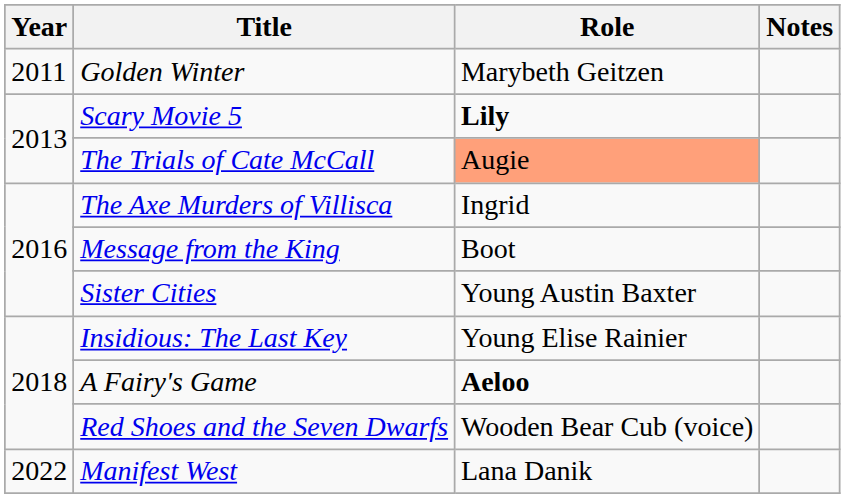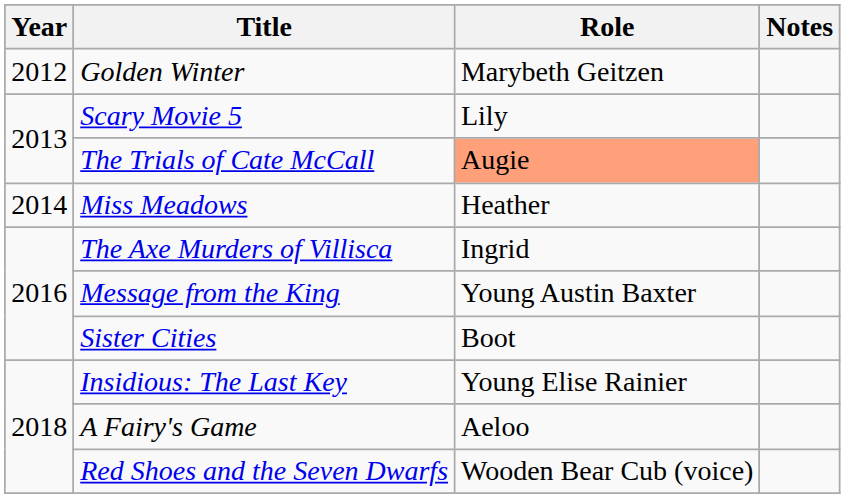(39, 71) 2011 -> (39, 71) 2012
(485, 115) bold -> (484, 115) normal
+ row: (164, 204)
(488, 248) Boot -> (579, 293) Young Austin Baxter
(579, 293) Young Austin Baxter -> (488, 337) Boot
(495, 381) bold -> (495, 426) normal
- row: (159, 470)
